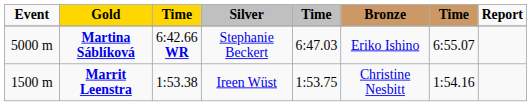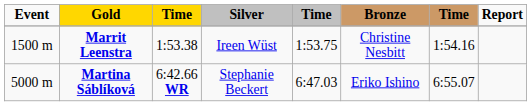rows swapped: (106, 82) <-> (106, 44)
